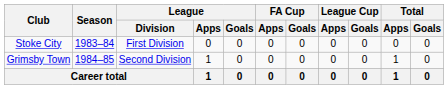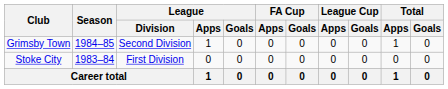rows swapped: (38, 44) <-> (38, 60)
